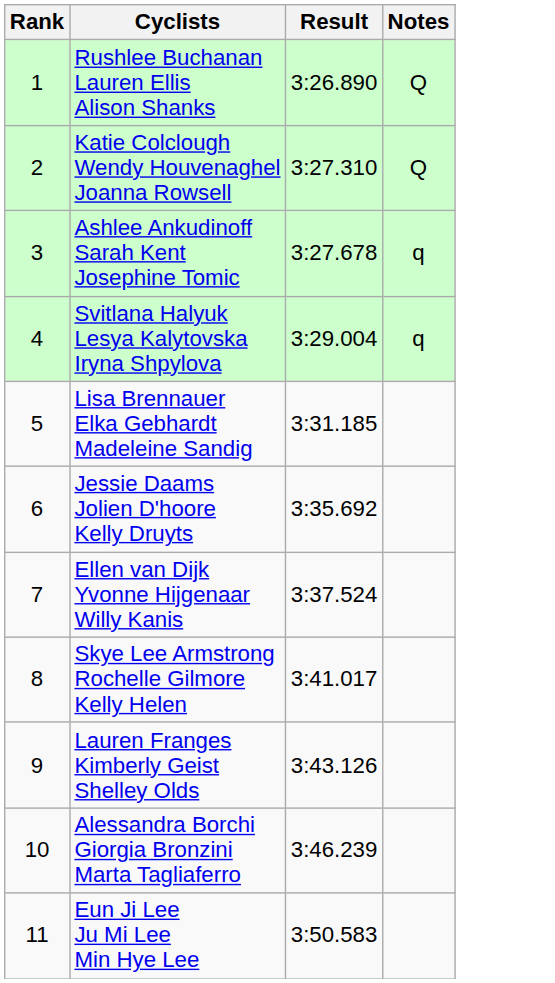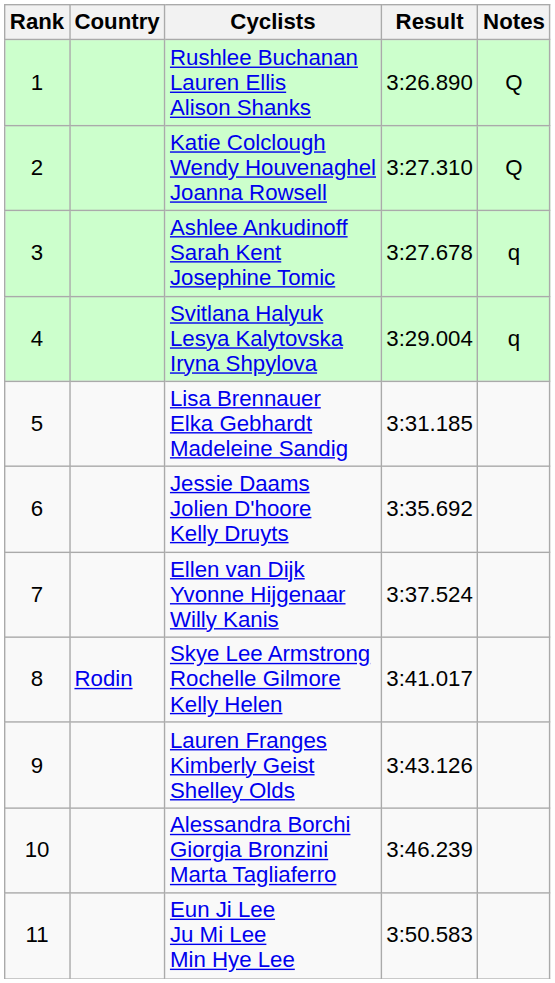+ column: (117, 22)
